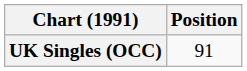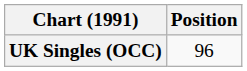(204, 50) 91 -> (204, 50) 96
